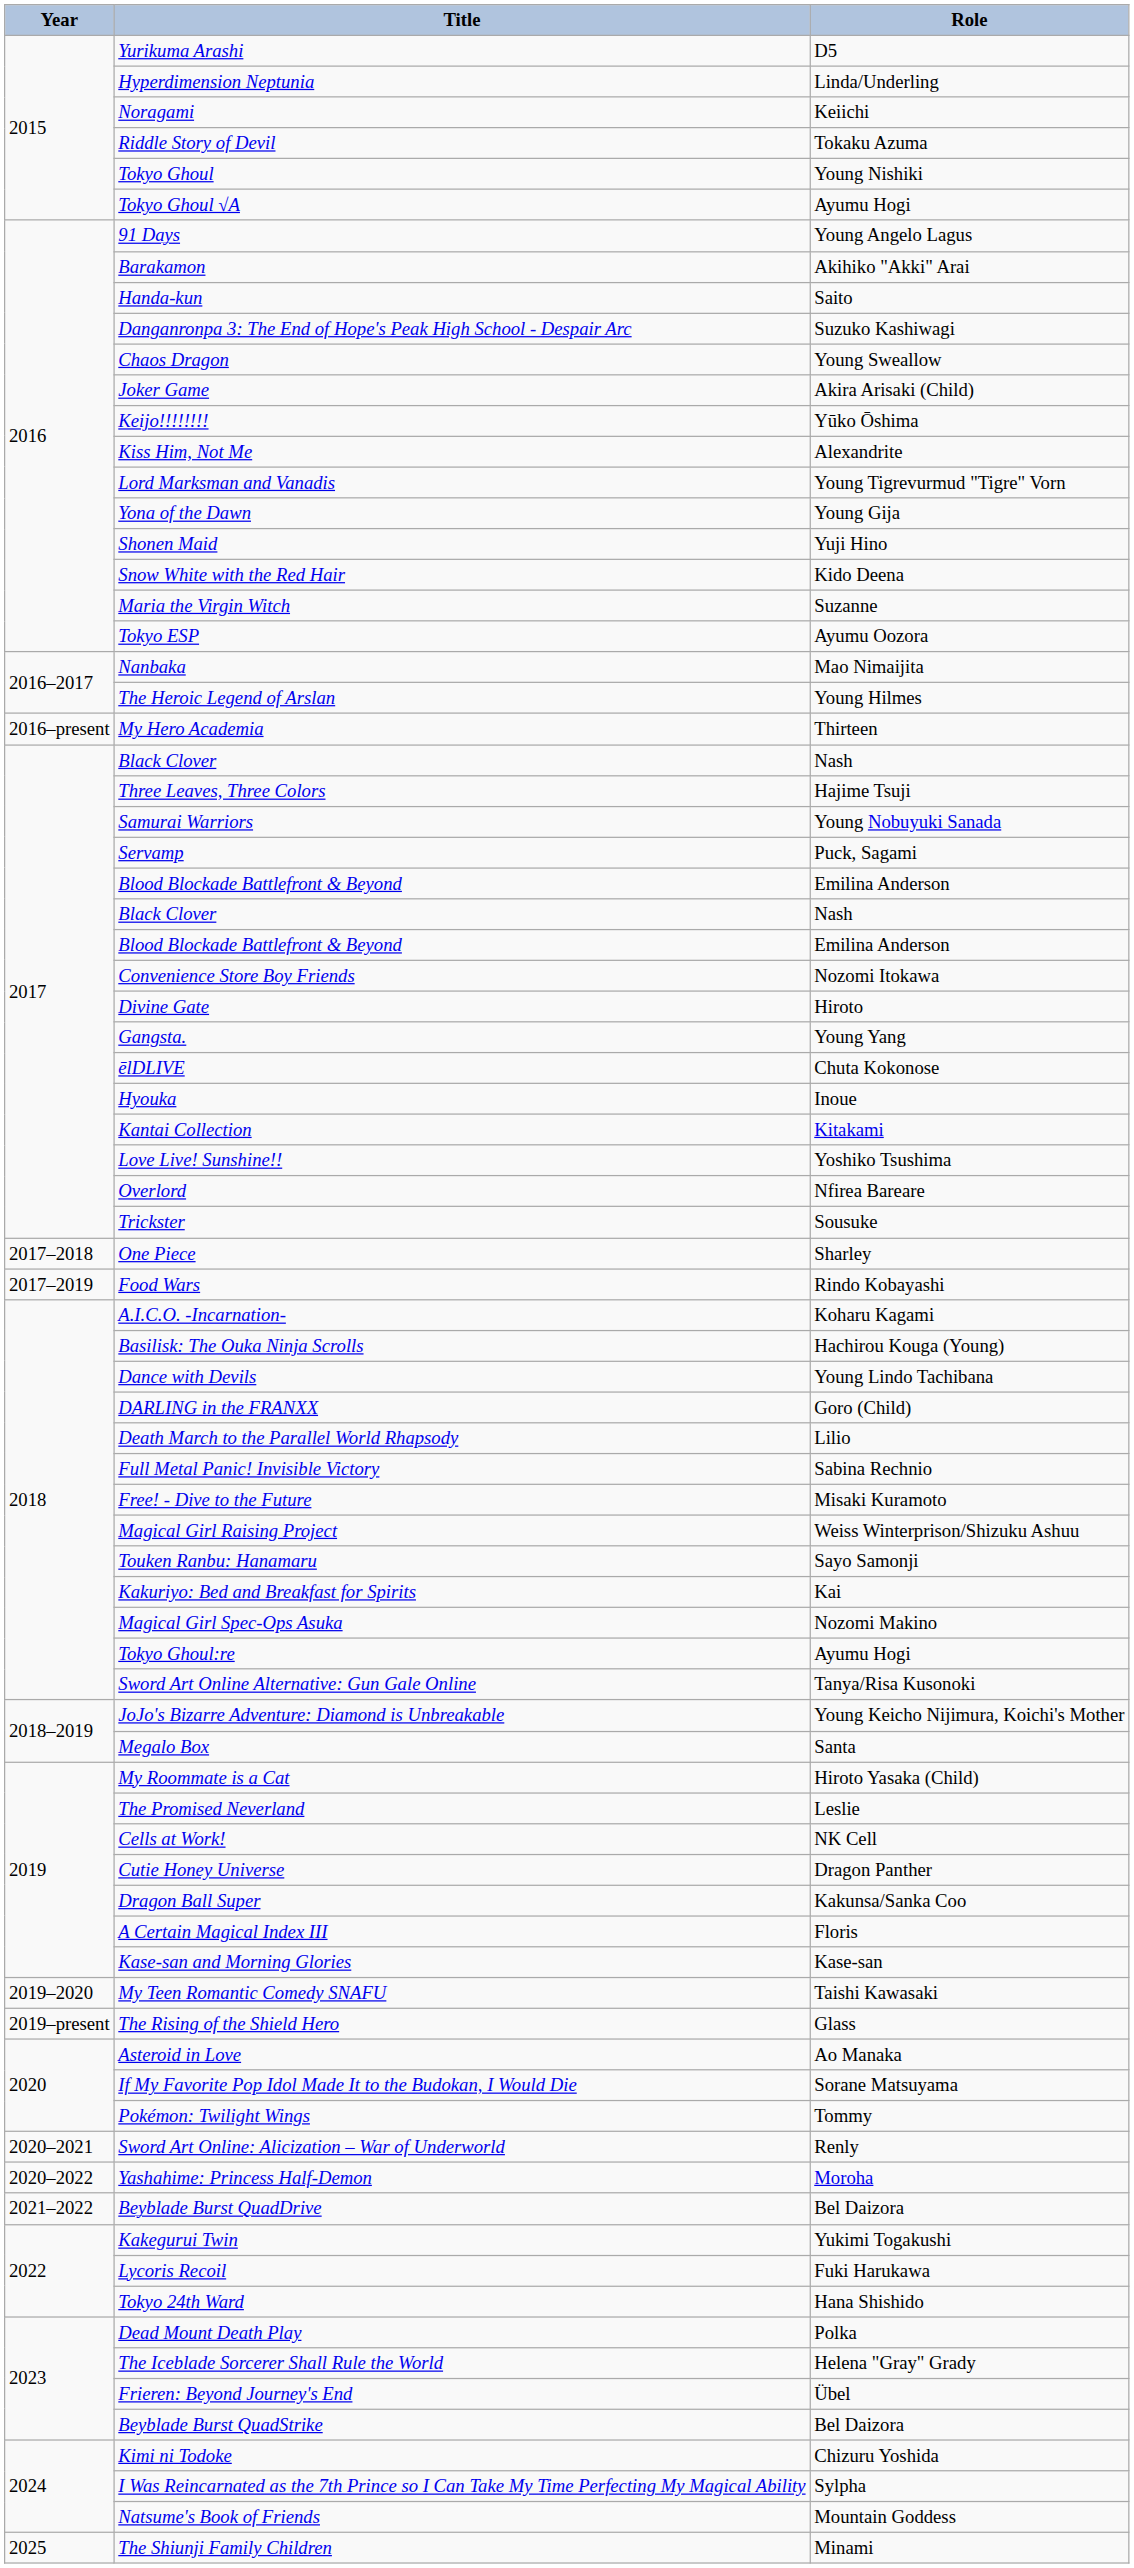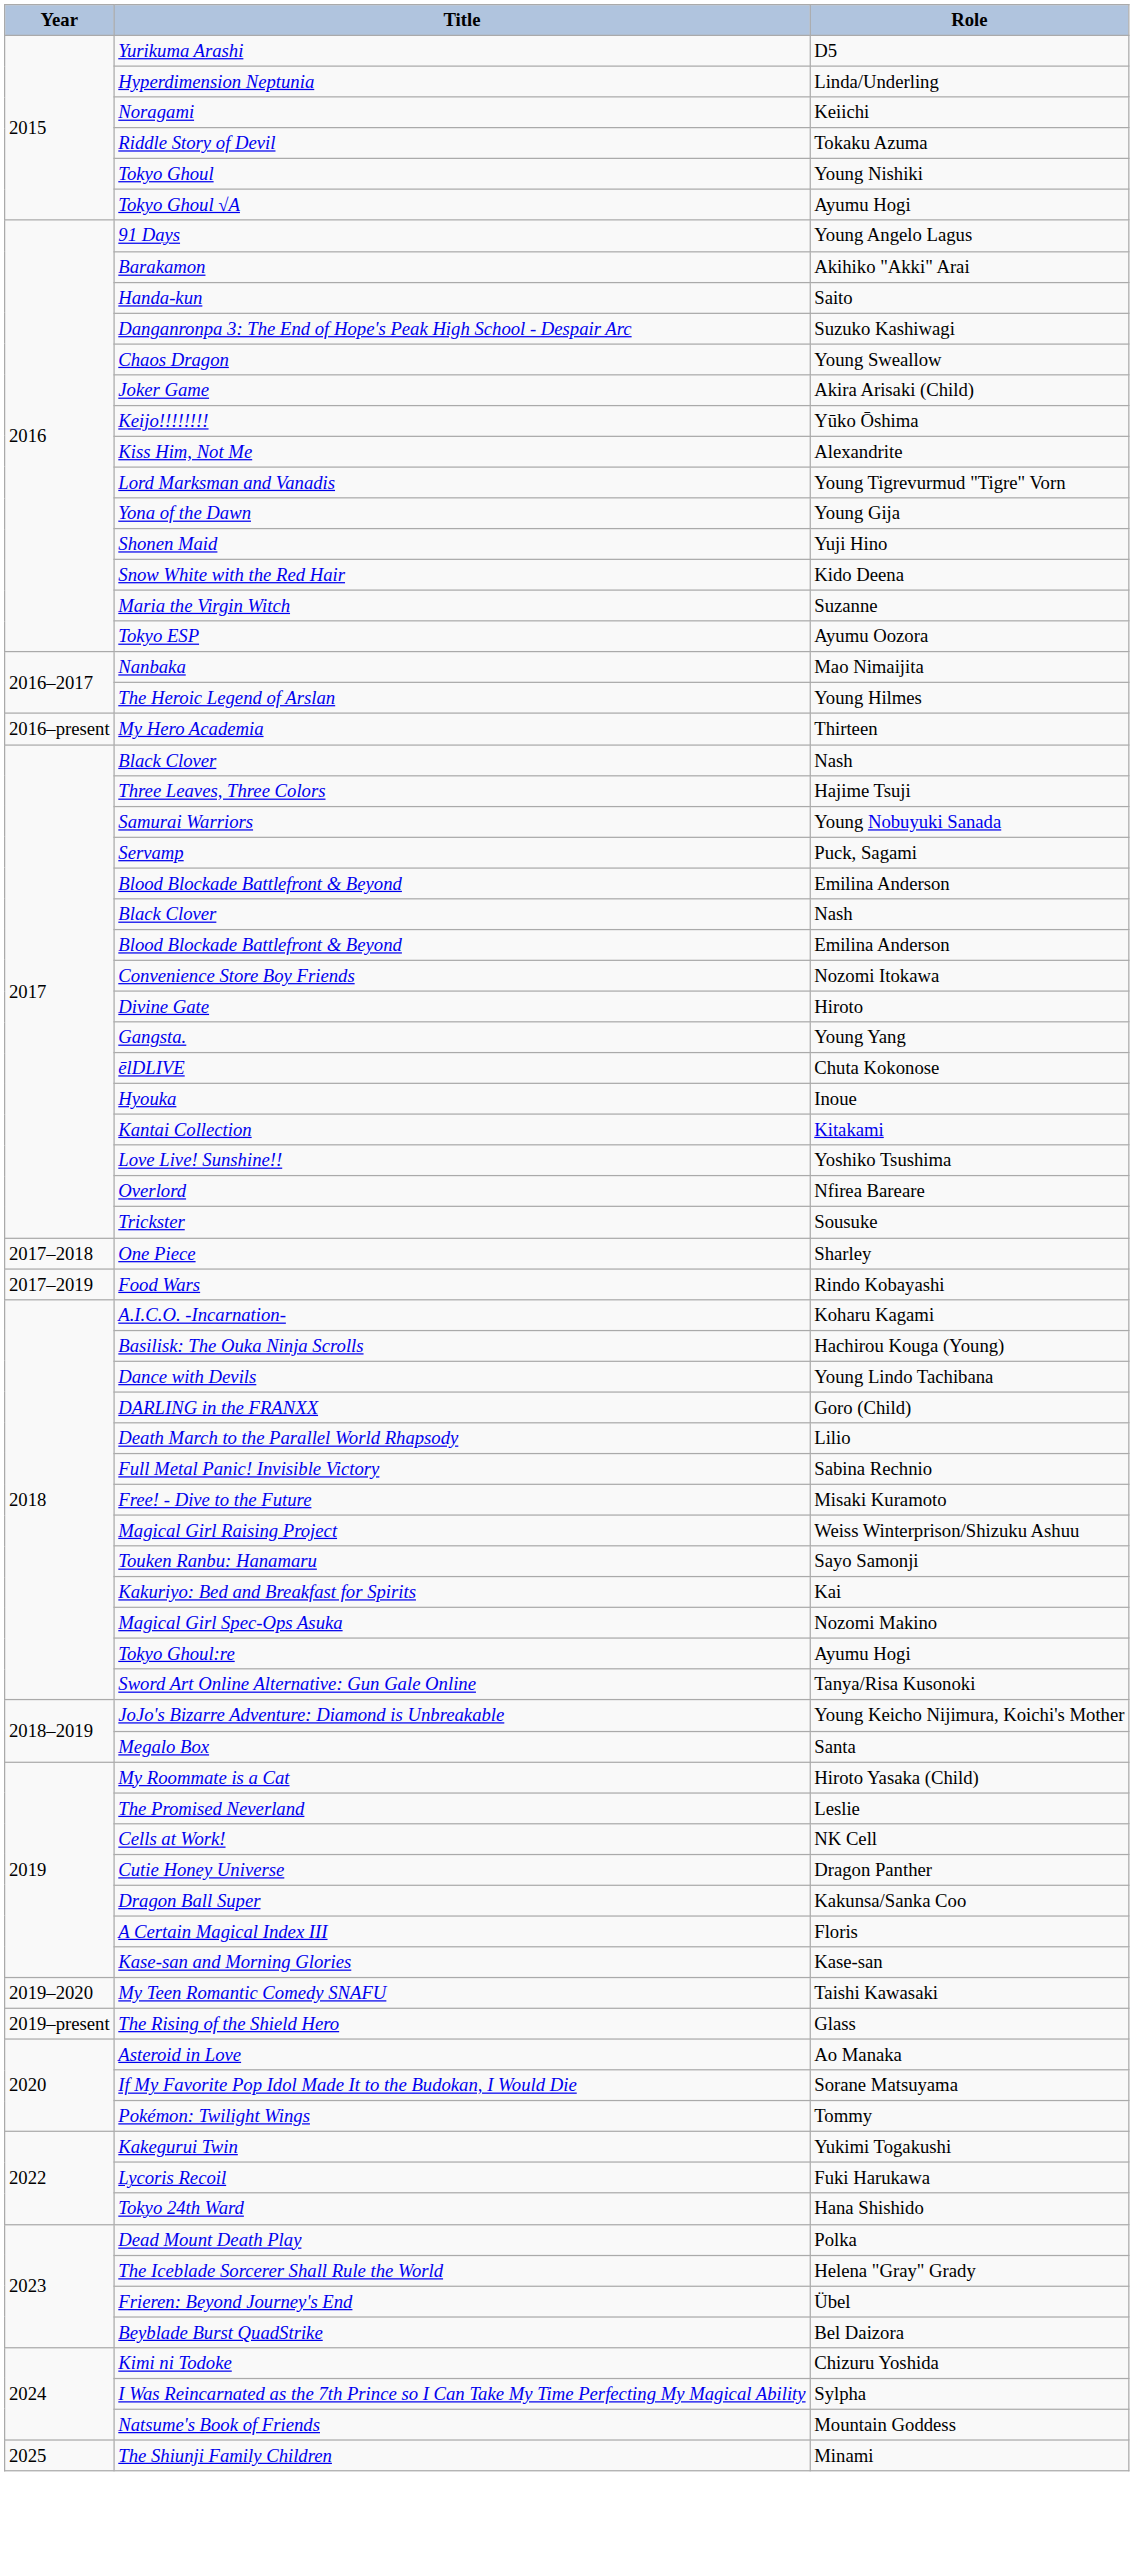- row: (312, 2147)
- row: (245, 2177)
- row: (220, 2208)
